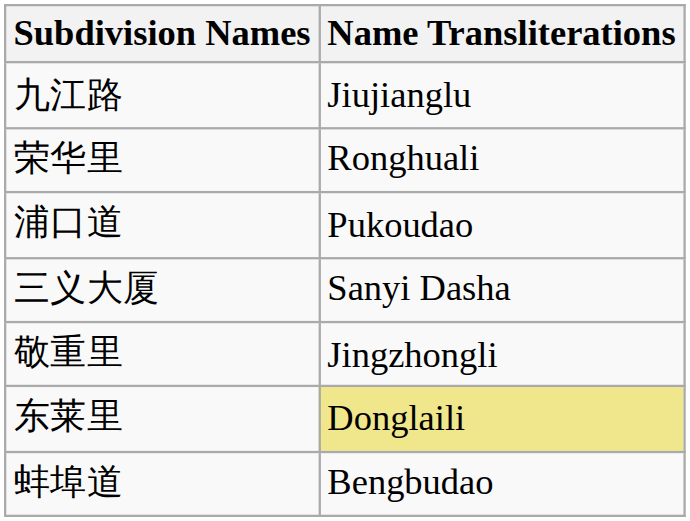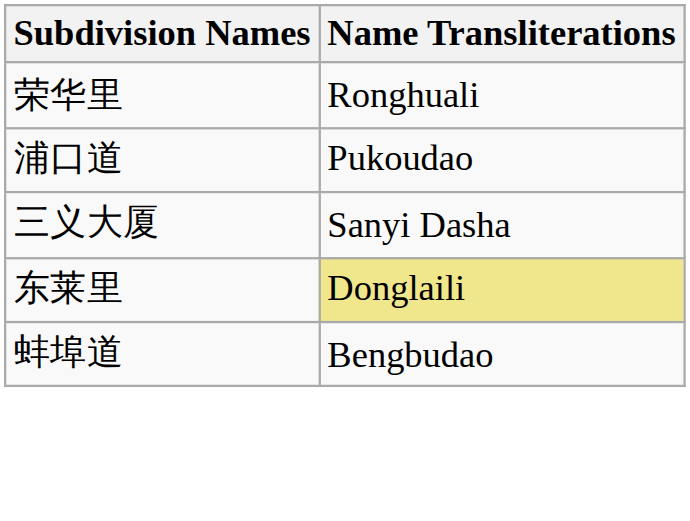- row: (68, 93)
- row: (68, 352)
